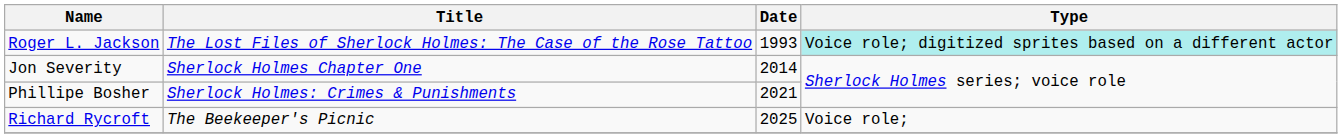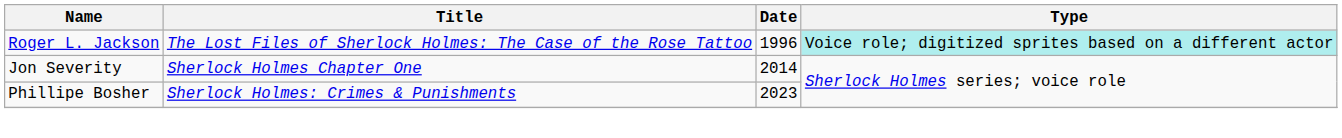(779, 43) 1993 -> (779, 43) 1996
(779, 94) 2021 -> (779, 94) 2023
- row: (79, 120)
